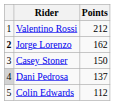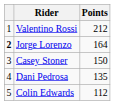(100, 44) 162 -> (100, 44) 164
(9, 76) lightgrey background -> (9, 76) no background
(100, 76) 137 -> (100, 76) 135
